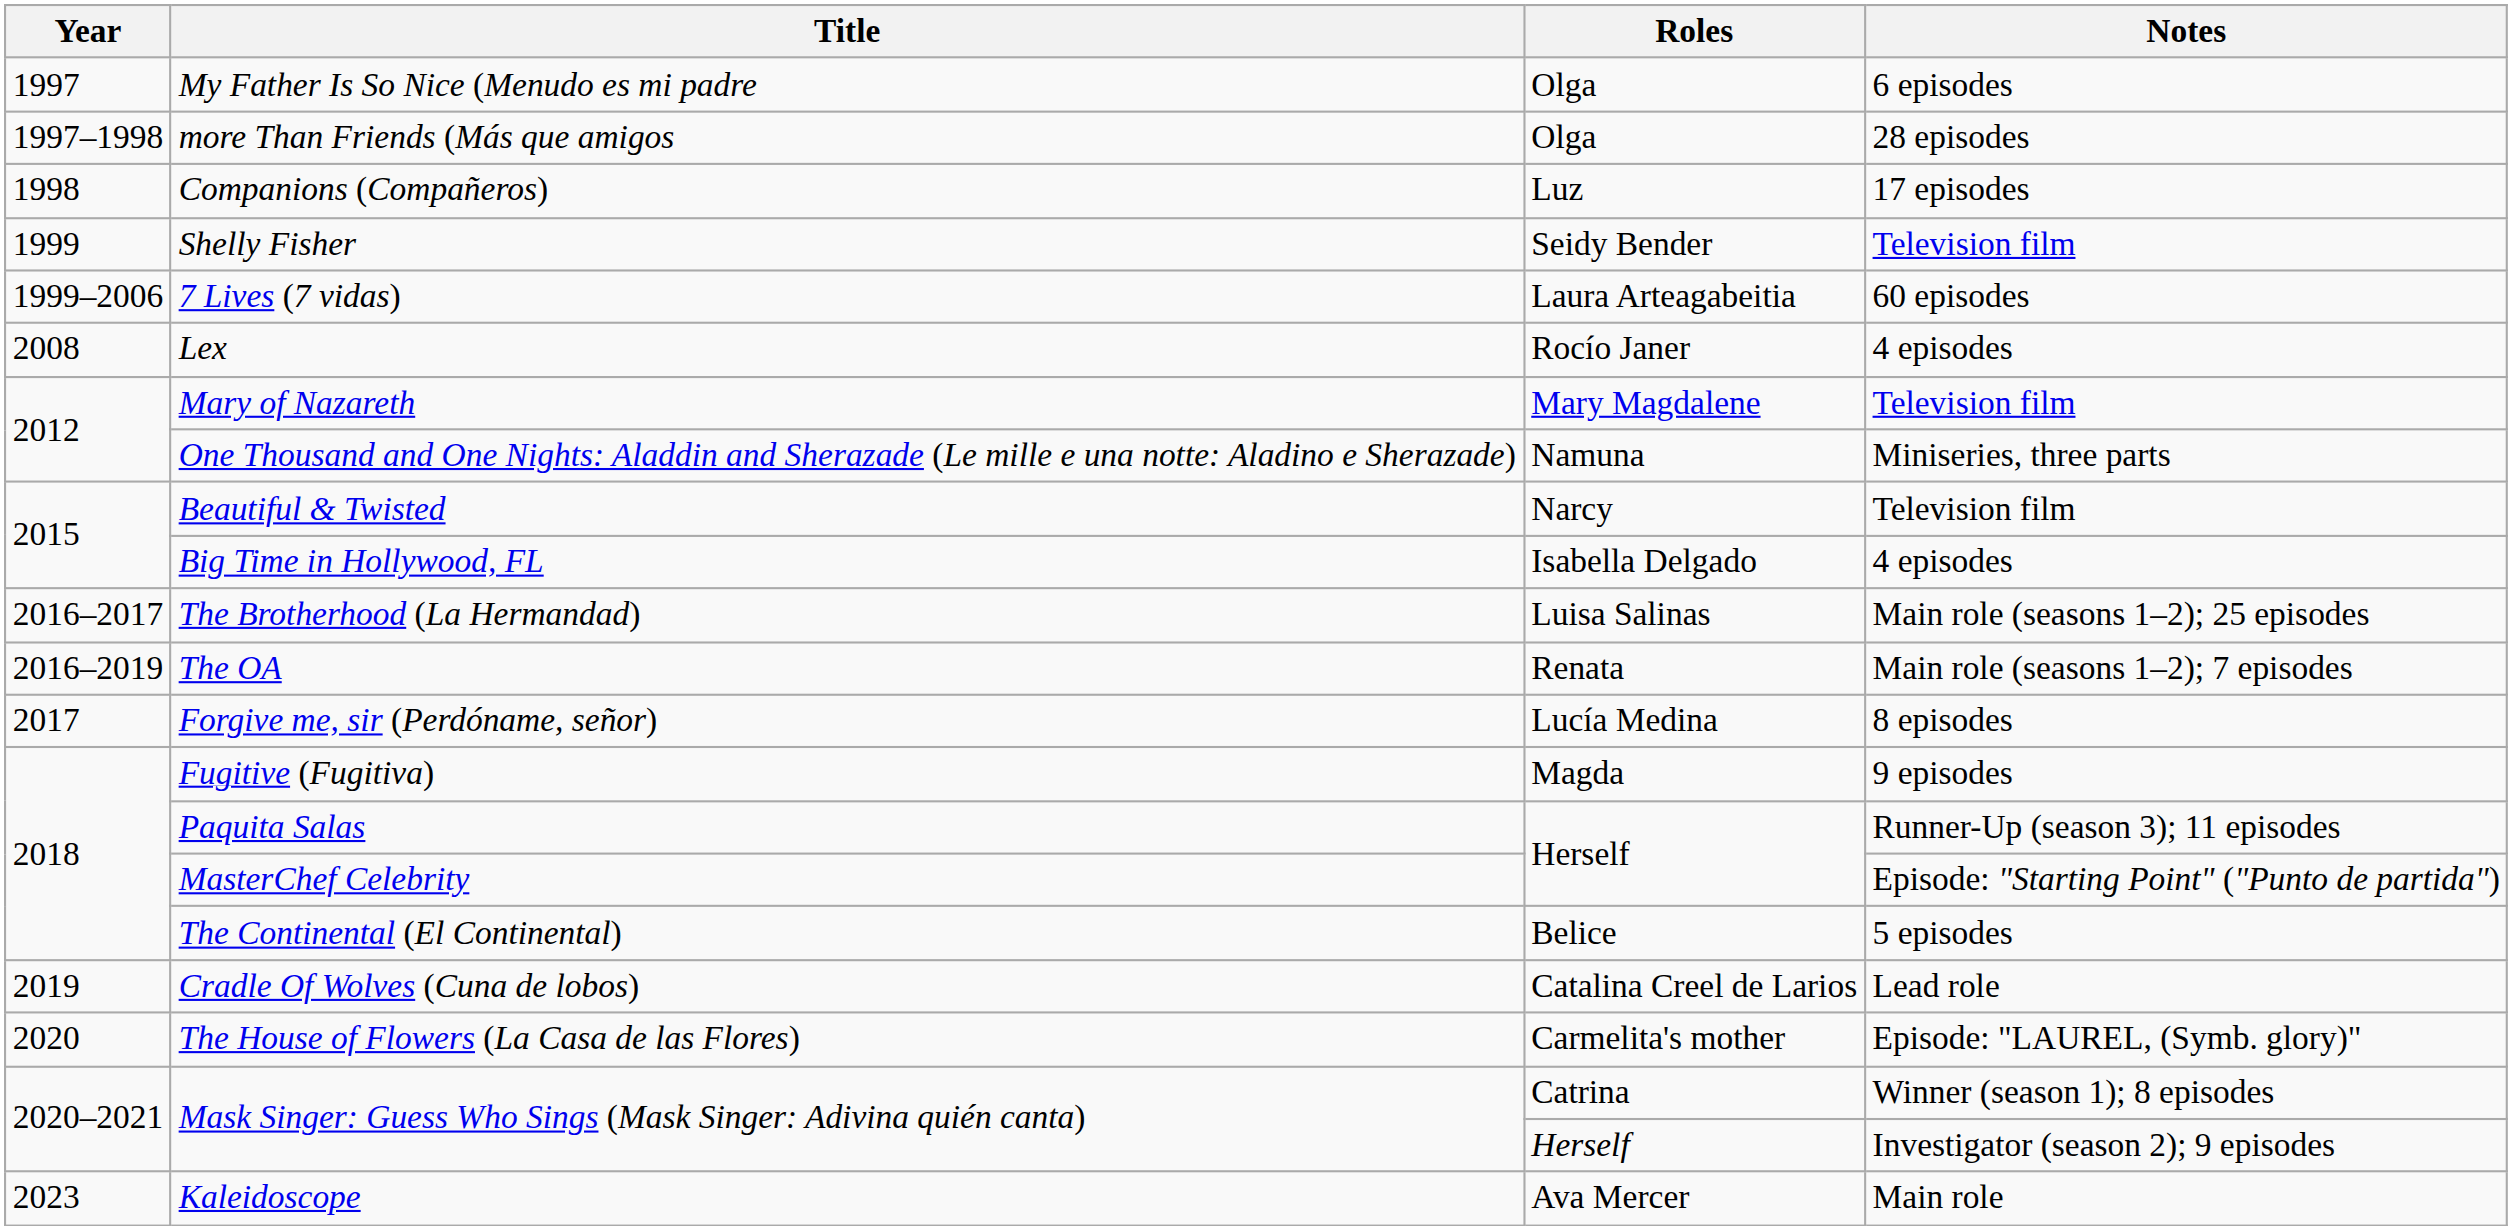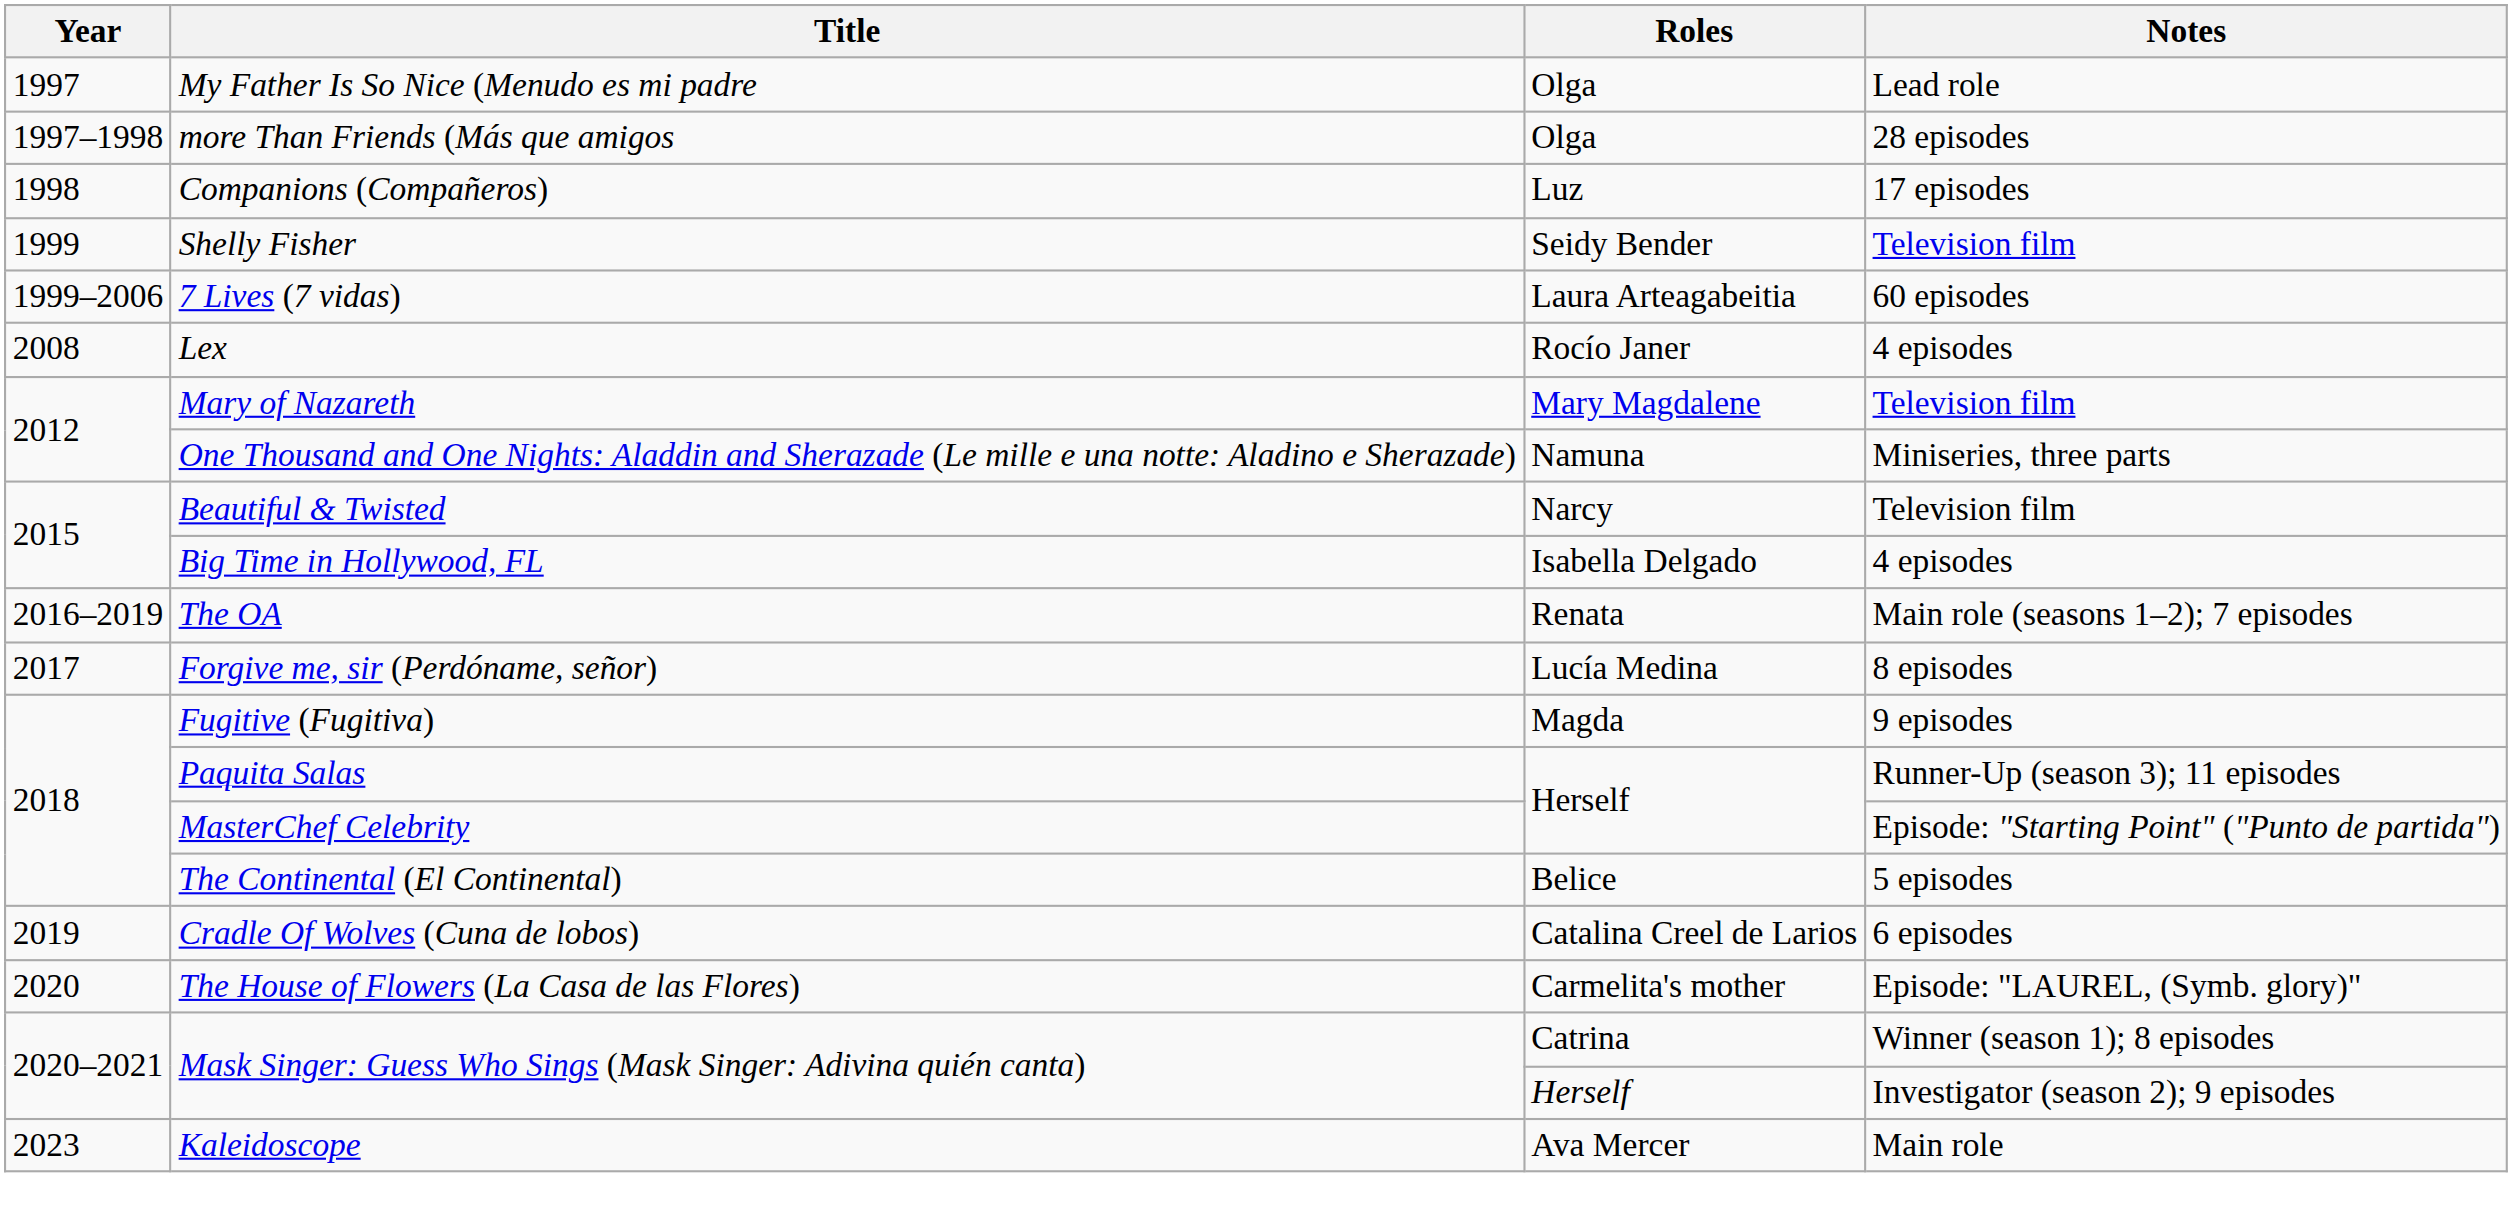(1943, 84) 6 episodes -> (1936, 84) Lead role
- row: (409, 614)
(1936, 985) Lead role -> (1943, 932) 6 episodes
